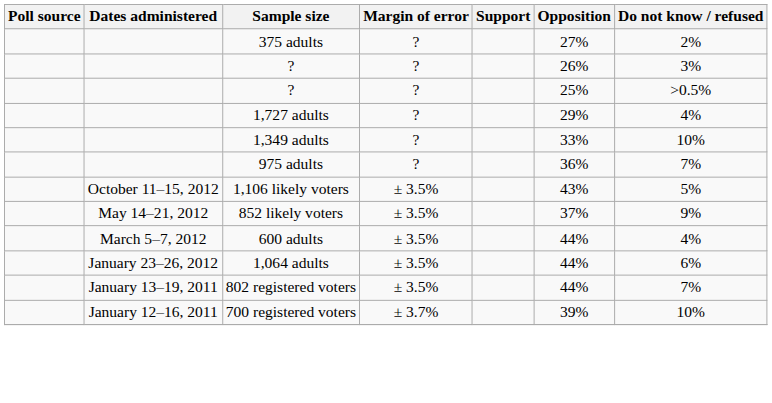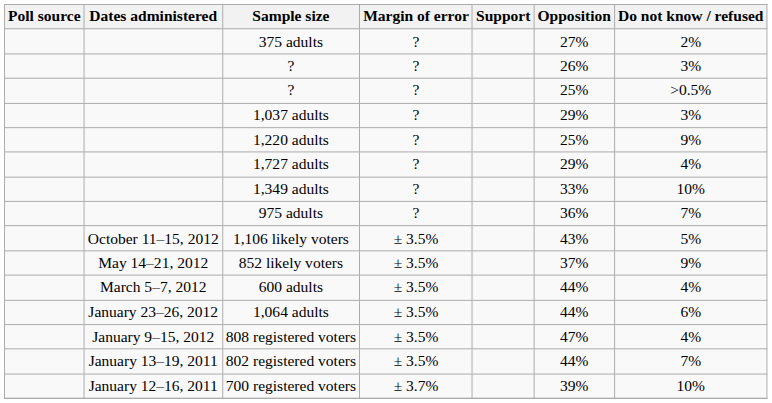+ row: (153, 115)
+ row: (153, 140)
+ row: (153, 336)
